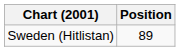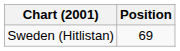(146, 35) 89 -> (146, 35) 69
